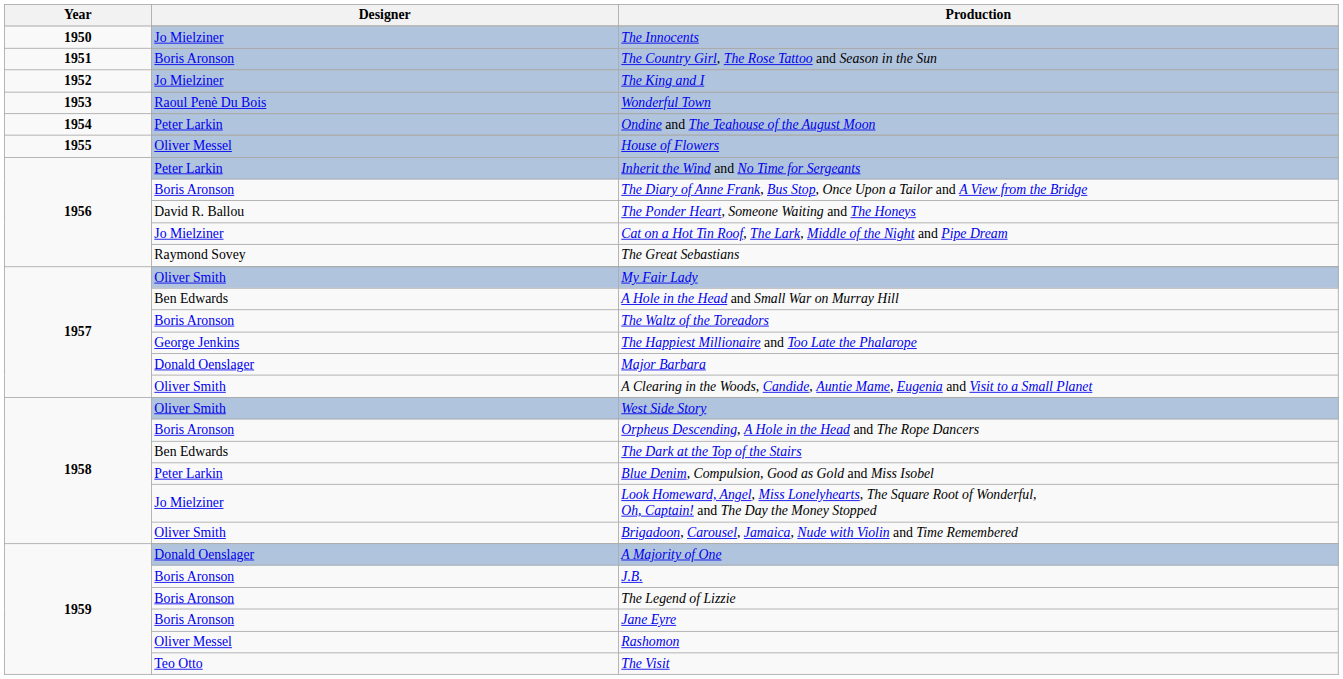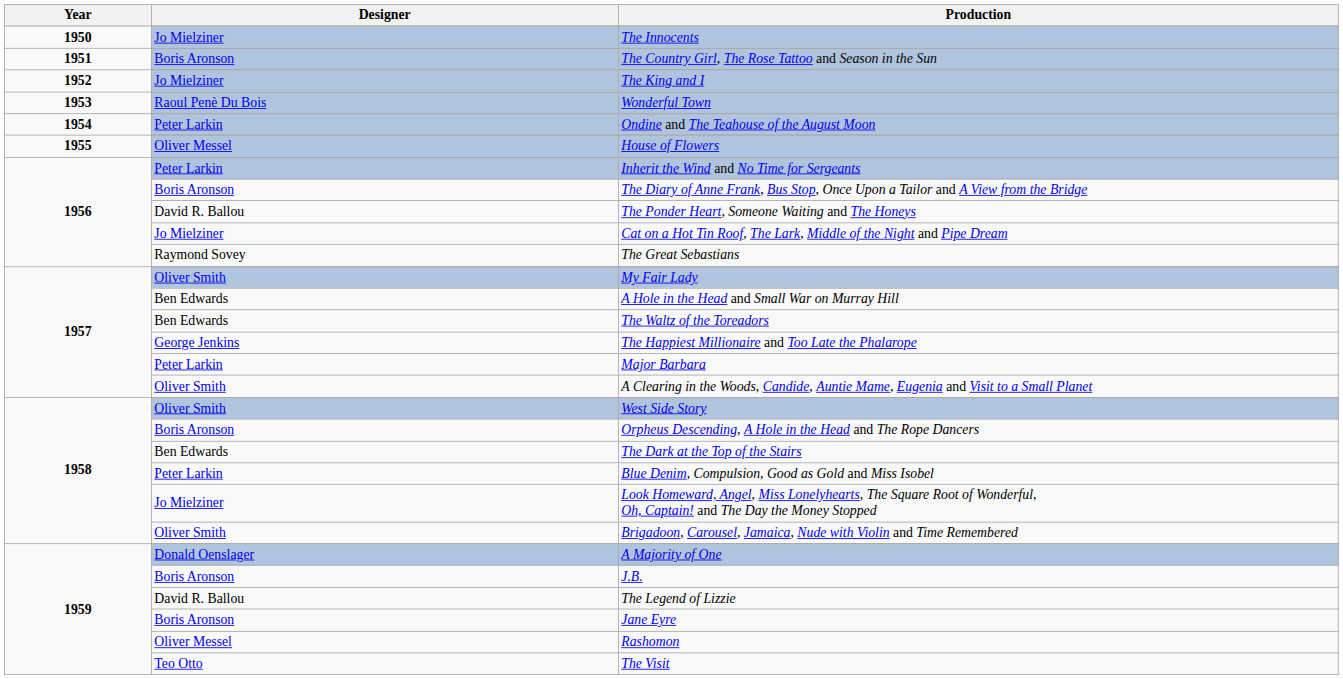(194, 320) Boris Aronson -> (191, 320) Ben Edwards
(204, 364) Donald Oenslager -> (189, 364) Peter Larkin
(194, 598) Boris Aronson -> (199, 598) David R. Ballou
